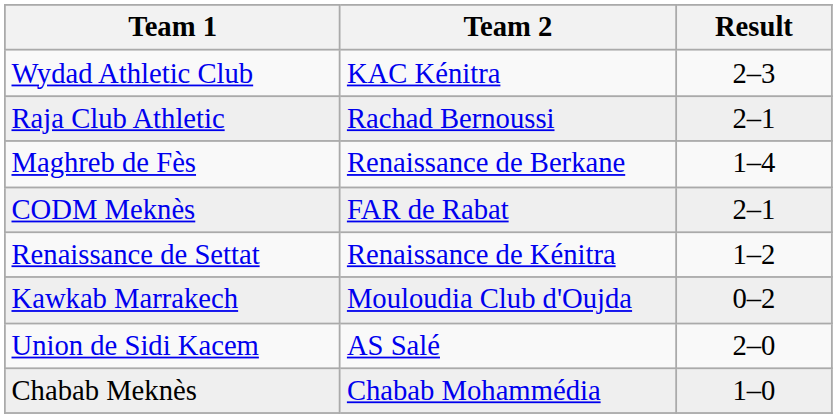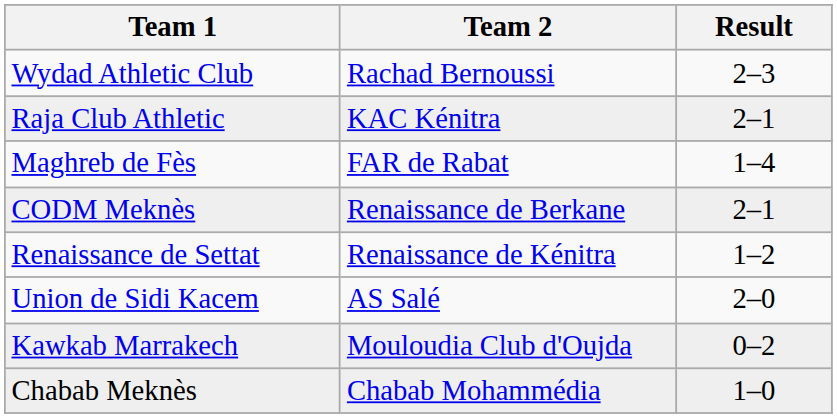(424, 72) KAC Kénitra -> (451, 72) Rachad Bernoussi
(451, 118) Rachad Bernoussi -> (424, 118) KAC Kénitra
(486, 163) Renaissance de Berkane -> (428, 163) FAR de Rabat
(428, 208) FAR de Rabat -> (486, 208) Renaissance de Berkane
rows swapped: (125, 299) <-> (135, 345)
